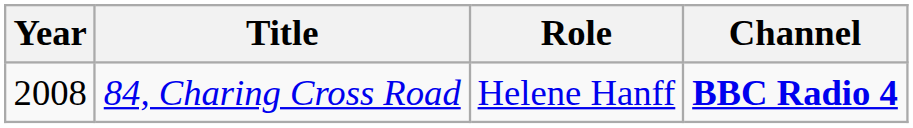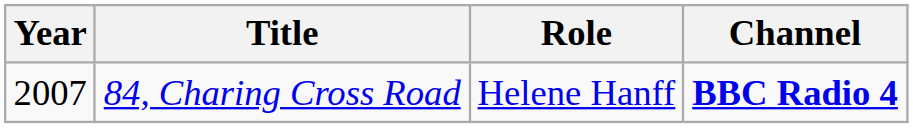(50, 91) 2008 -> (50, 91) 2007
